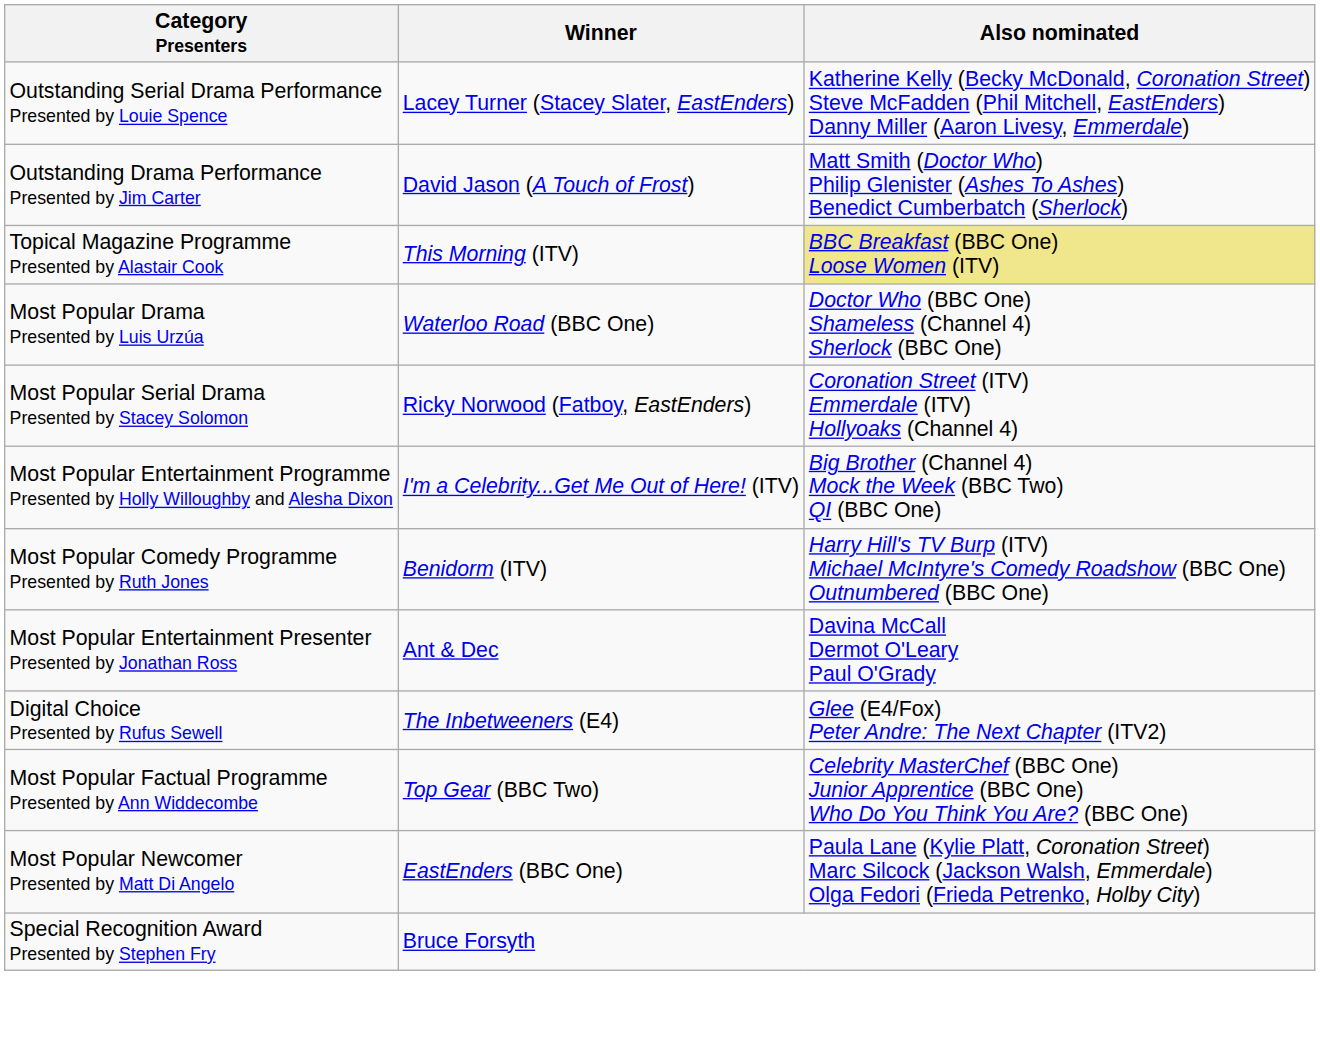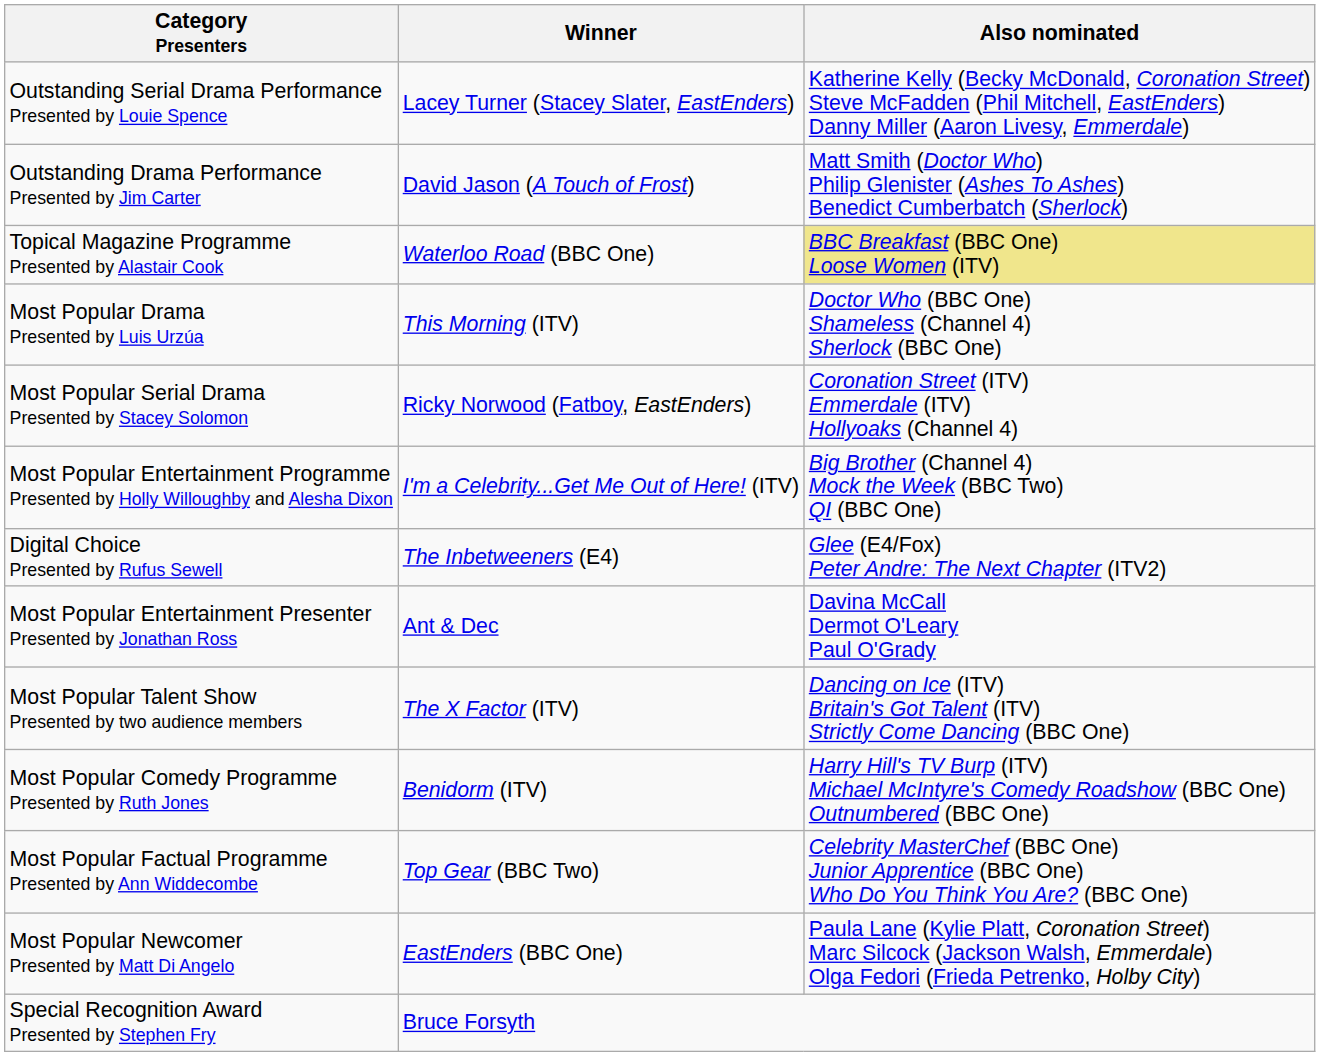(491, 254) This Morning (ITV) -> (528, 254) Waterloo Road (BBC One)
(528, 323) Waterloo Road (BBC One) -> (491, 323) This Morning (ITV)
rows swapped: (116, 720) <-> (173, 568)
+ row: (156, 708)
